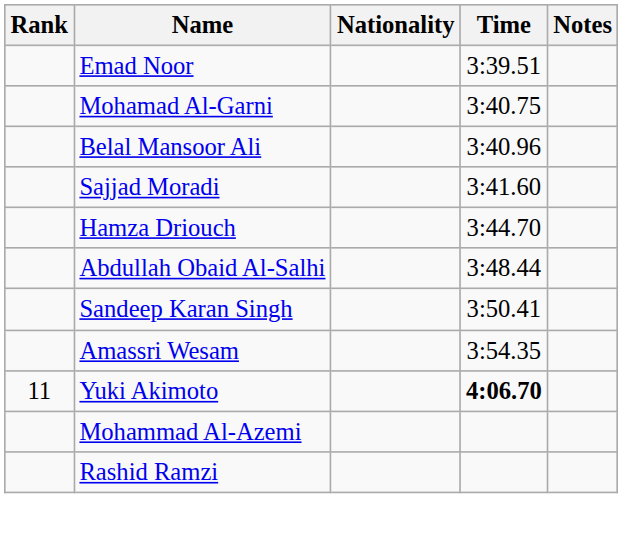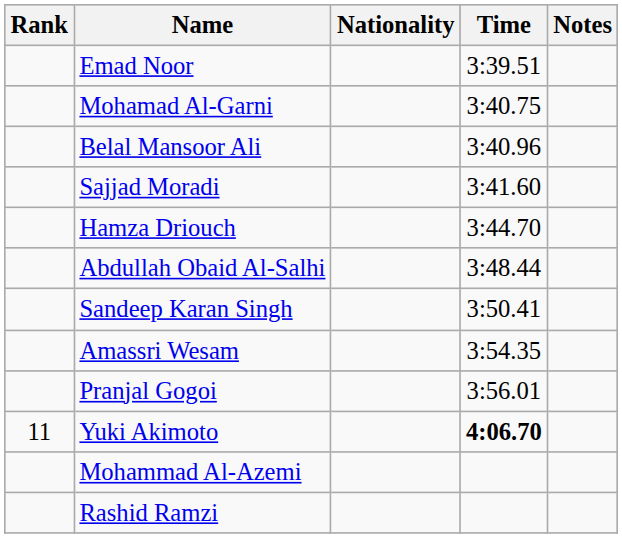+ row: (148, 390)
